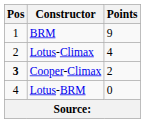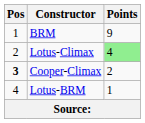(110, 52) no background -> (110, 52) lightgreen background
(110, 90) 0 -> (110, 90) 1
